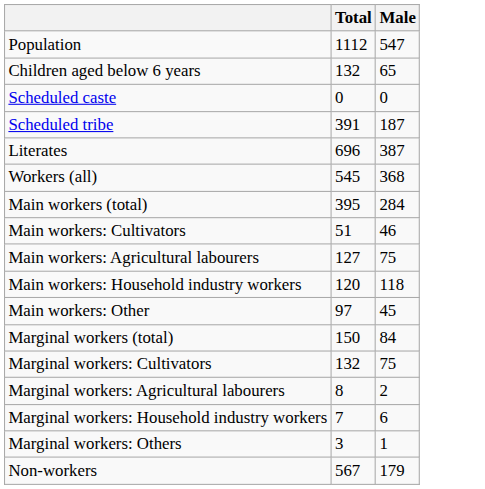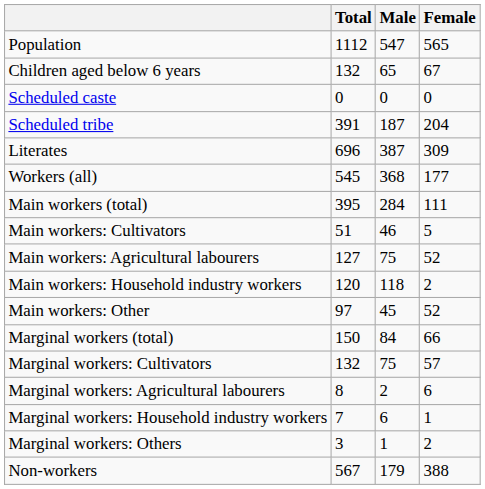+ column: (450, 17)
